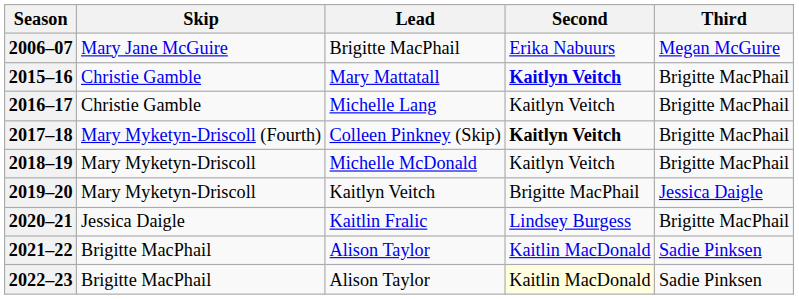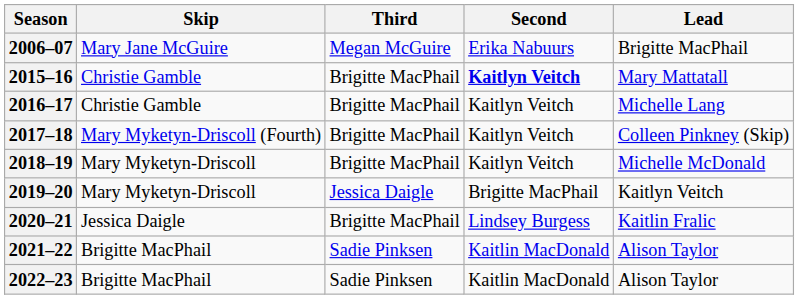columns swapped: (724, 18) <-> (415, 18)
(565, 134) bold -> (521, 134) normal
(580, 279) lightyellow background -> (539, 279) no background
